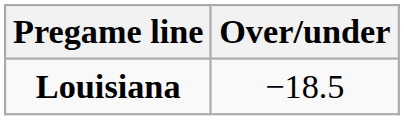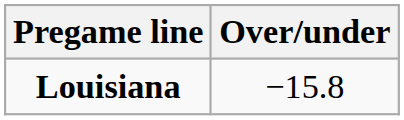(305, 85) −18.5 -> (305, 85) −15.8
